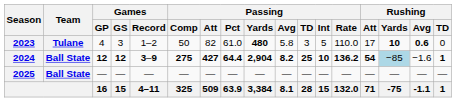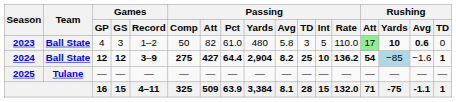(68, 43) Tulane -> (68, 43) Ball State
(260, 43) bold -> (260, 43) normal
(370, 43) no background -> (370, 43) lightgreen background
(68, 74) Ball State -> (68, 74) Tulane
